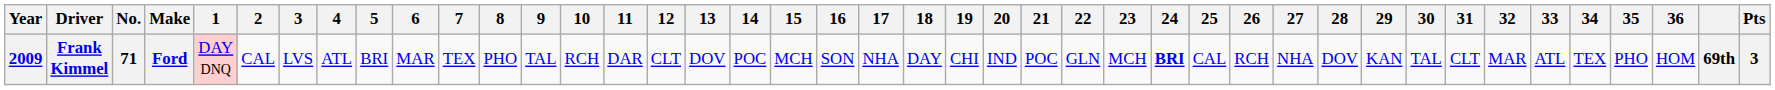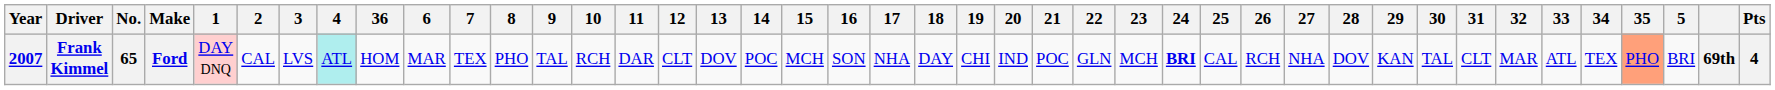columns swapped: (374, 19) <-> (1676, 19)
(26, 58) 2009 -> (26, 58) 2007
(129, 58) 71 -> (129, 58) 65
(337, 58) no background -> (337, 58) paleturquoise background
(1631, 58) no background -> (1642, 58) lightsalmon background
(1754, 58) 3 -> (1754, 58) 4
